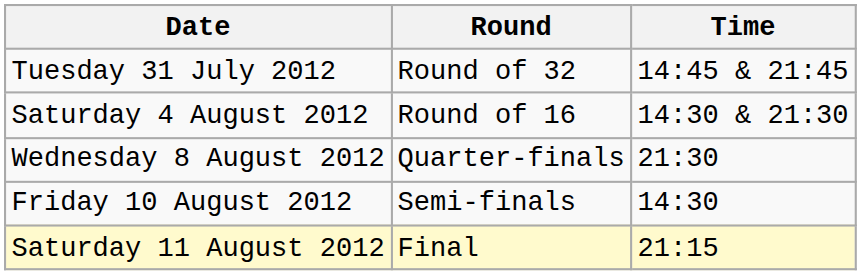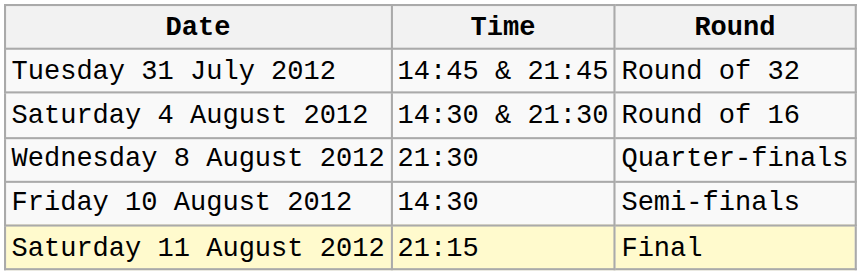columns swapped: (743, 27) <-> (511, 27)
